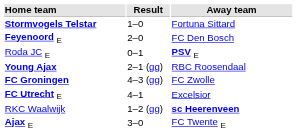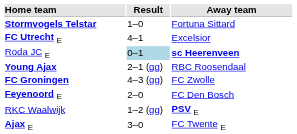rows swapped: (33, 95) <-> (33, 38)
(135, 53) no background -> (135, 53) lightblue background
(185, 53) PSV E -> (205, 53) sc Heerenveen
(205, 109) sc Heerenveen -> (185, 110) PSV E
